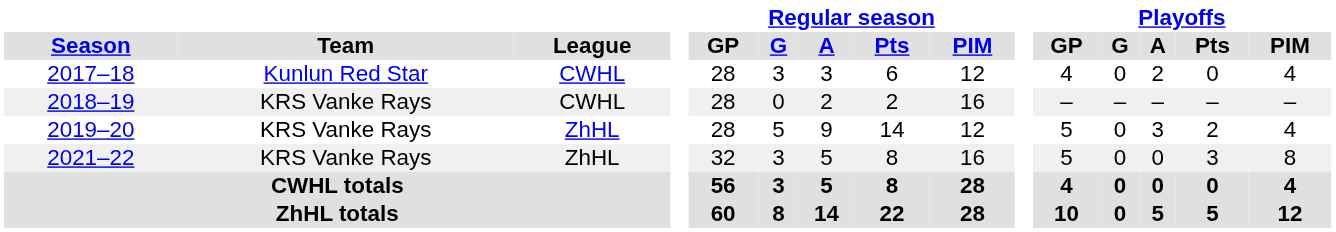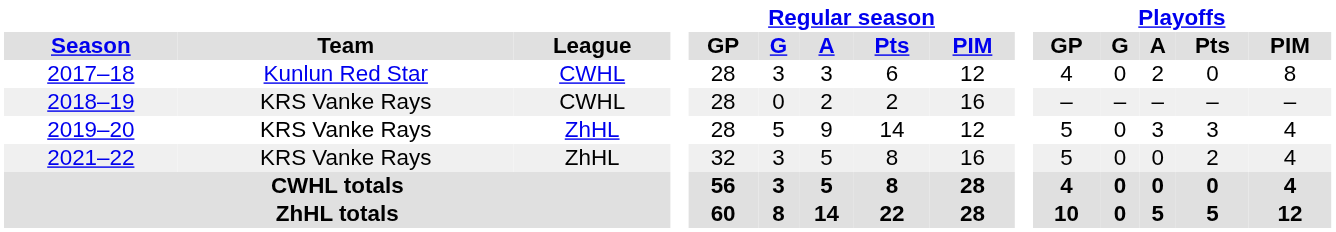(1290, 73) 4 -> (1290, 73) 8
(1212, 129) 2 -> (1212, 129) 3
(1212, 157) 3 -> (1212, 157) 2
(1290, 157) 8 -> (1290, 157) 4
